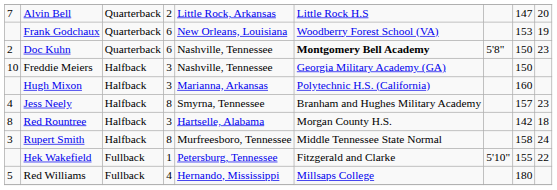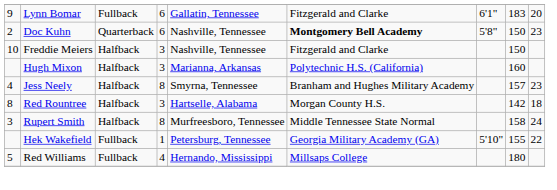- row: (47, 13)
+ row: (52, 13)
- row: (62, 31)
(371, 67) Georgia Military Academy (GA) -> (339, 49) Fitzgerald and Clarke
(346, 157) Fitzgerald and Clarke -> (364, 139) Georgia Military Academy (GA)
